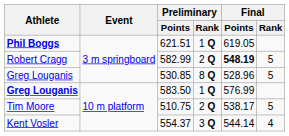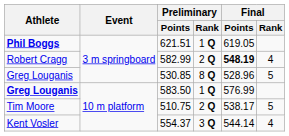(271, 60) 5 -> (271, 60) 4
